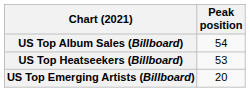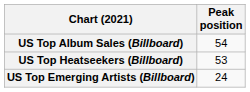(221, 78) 20 -> (221, 78) 24
